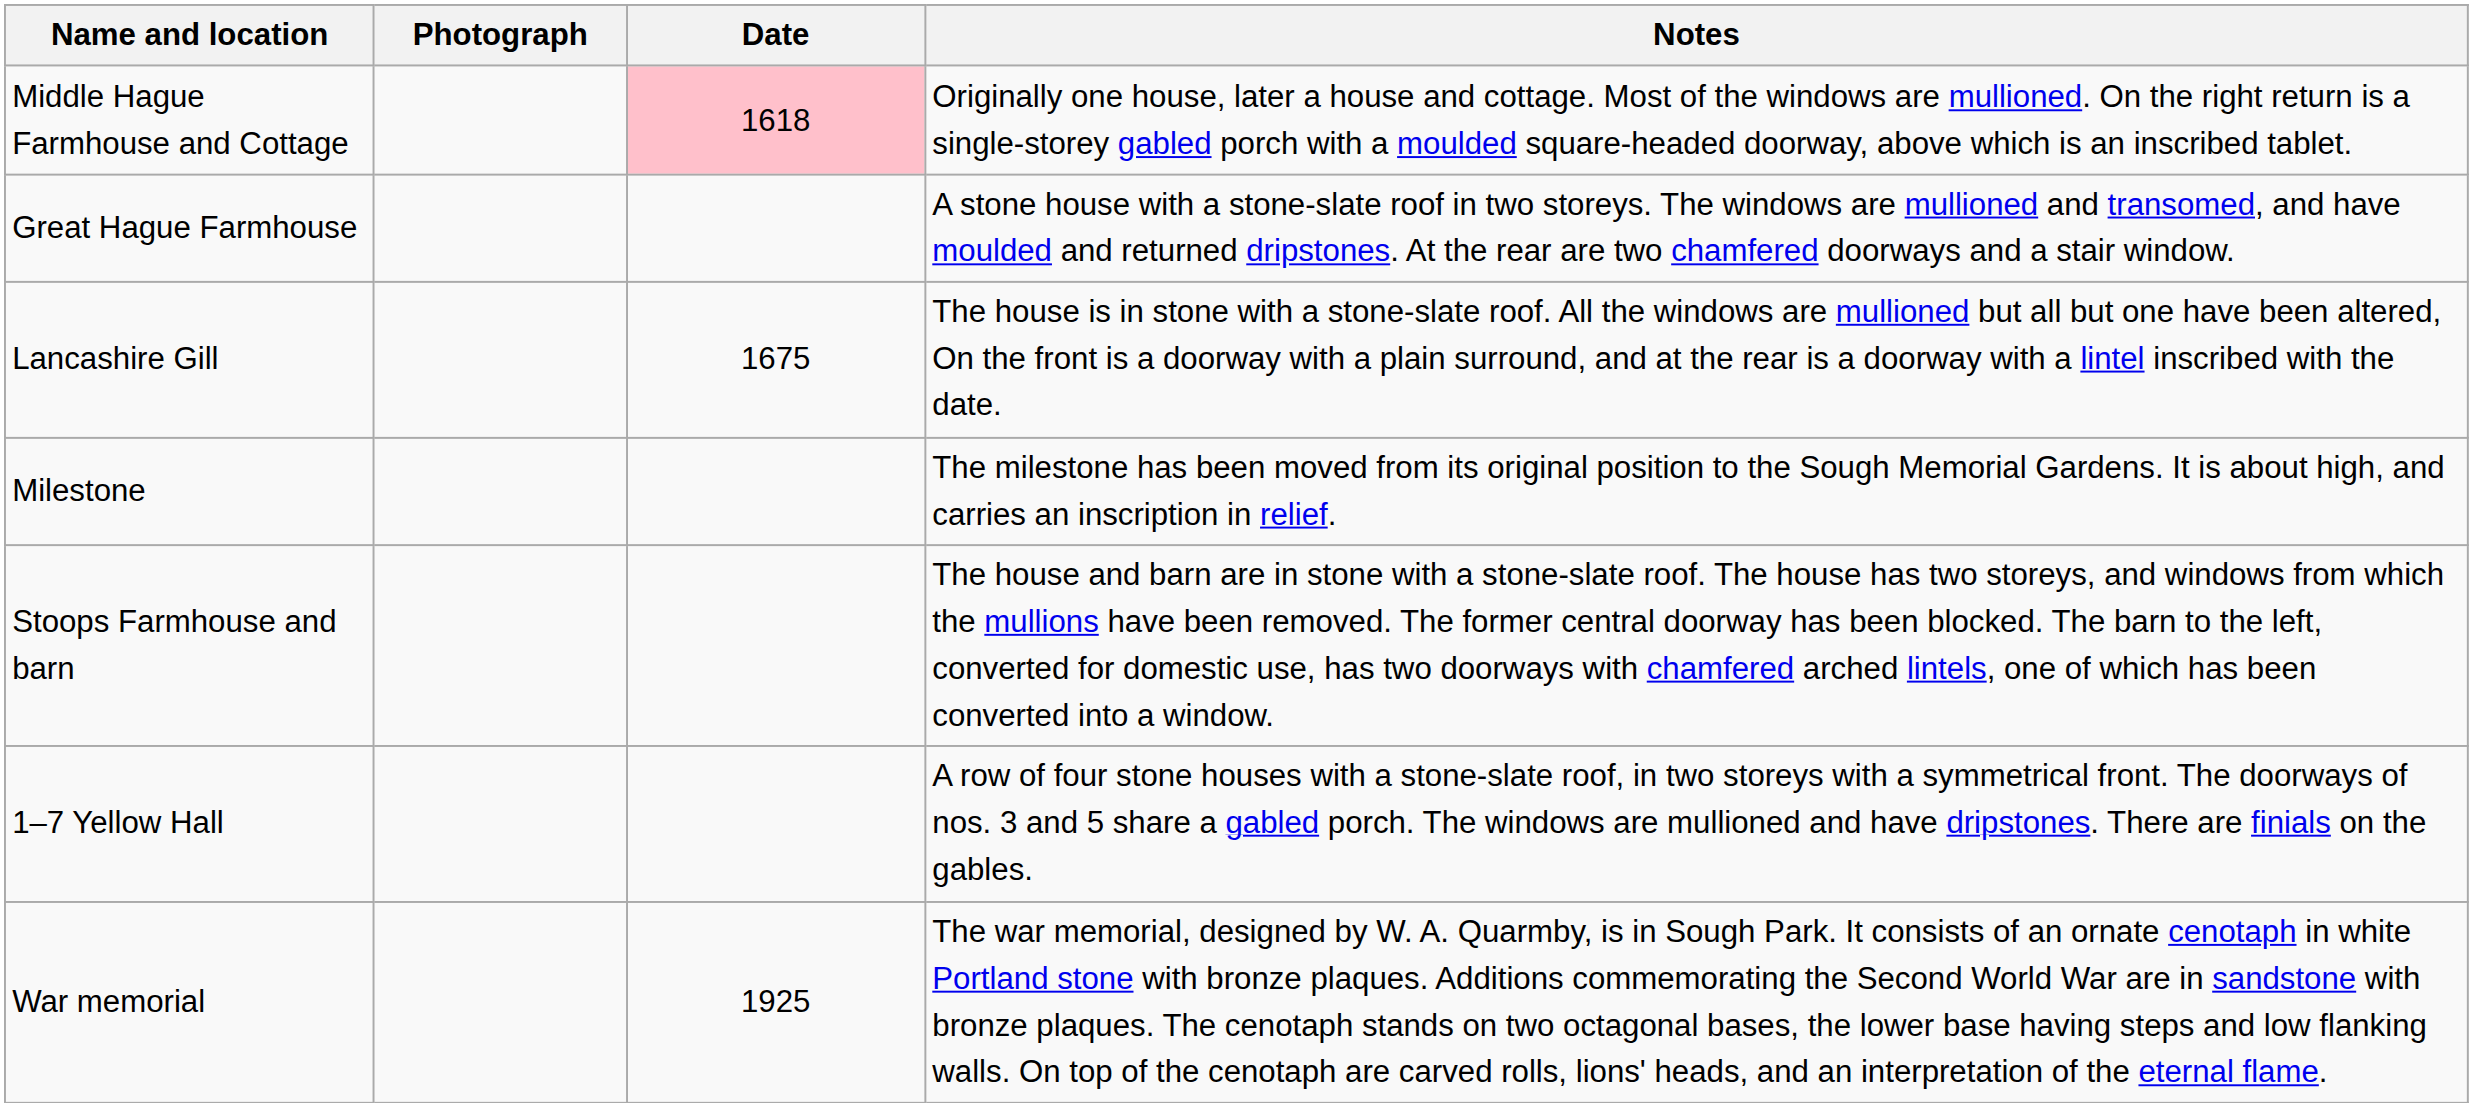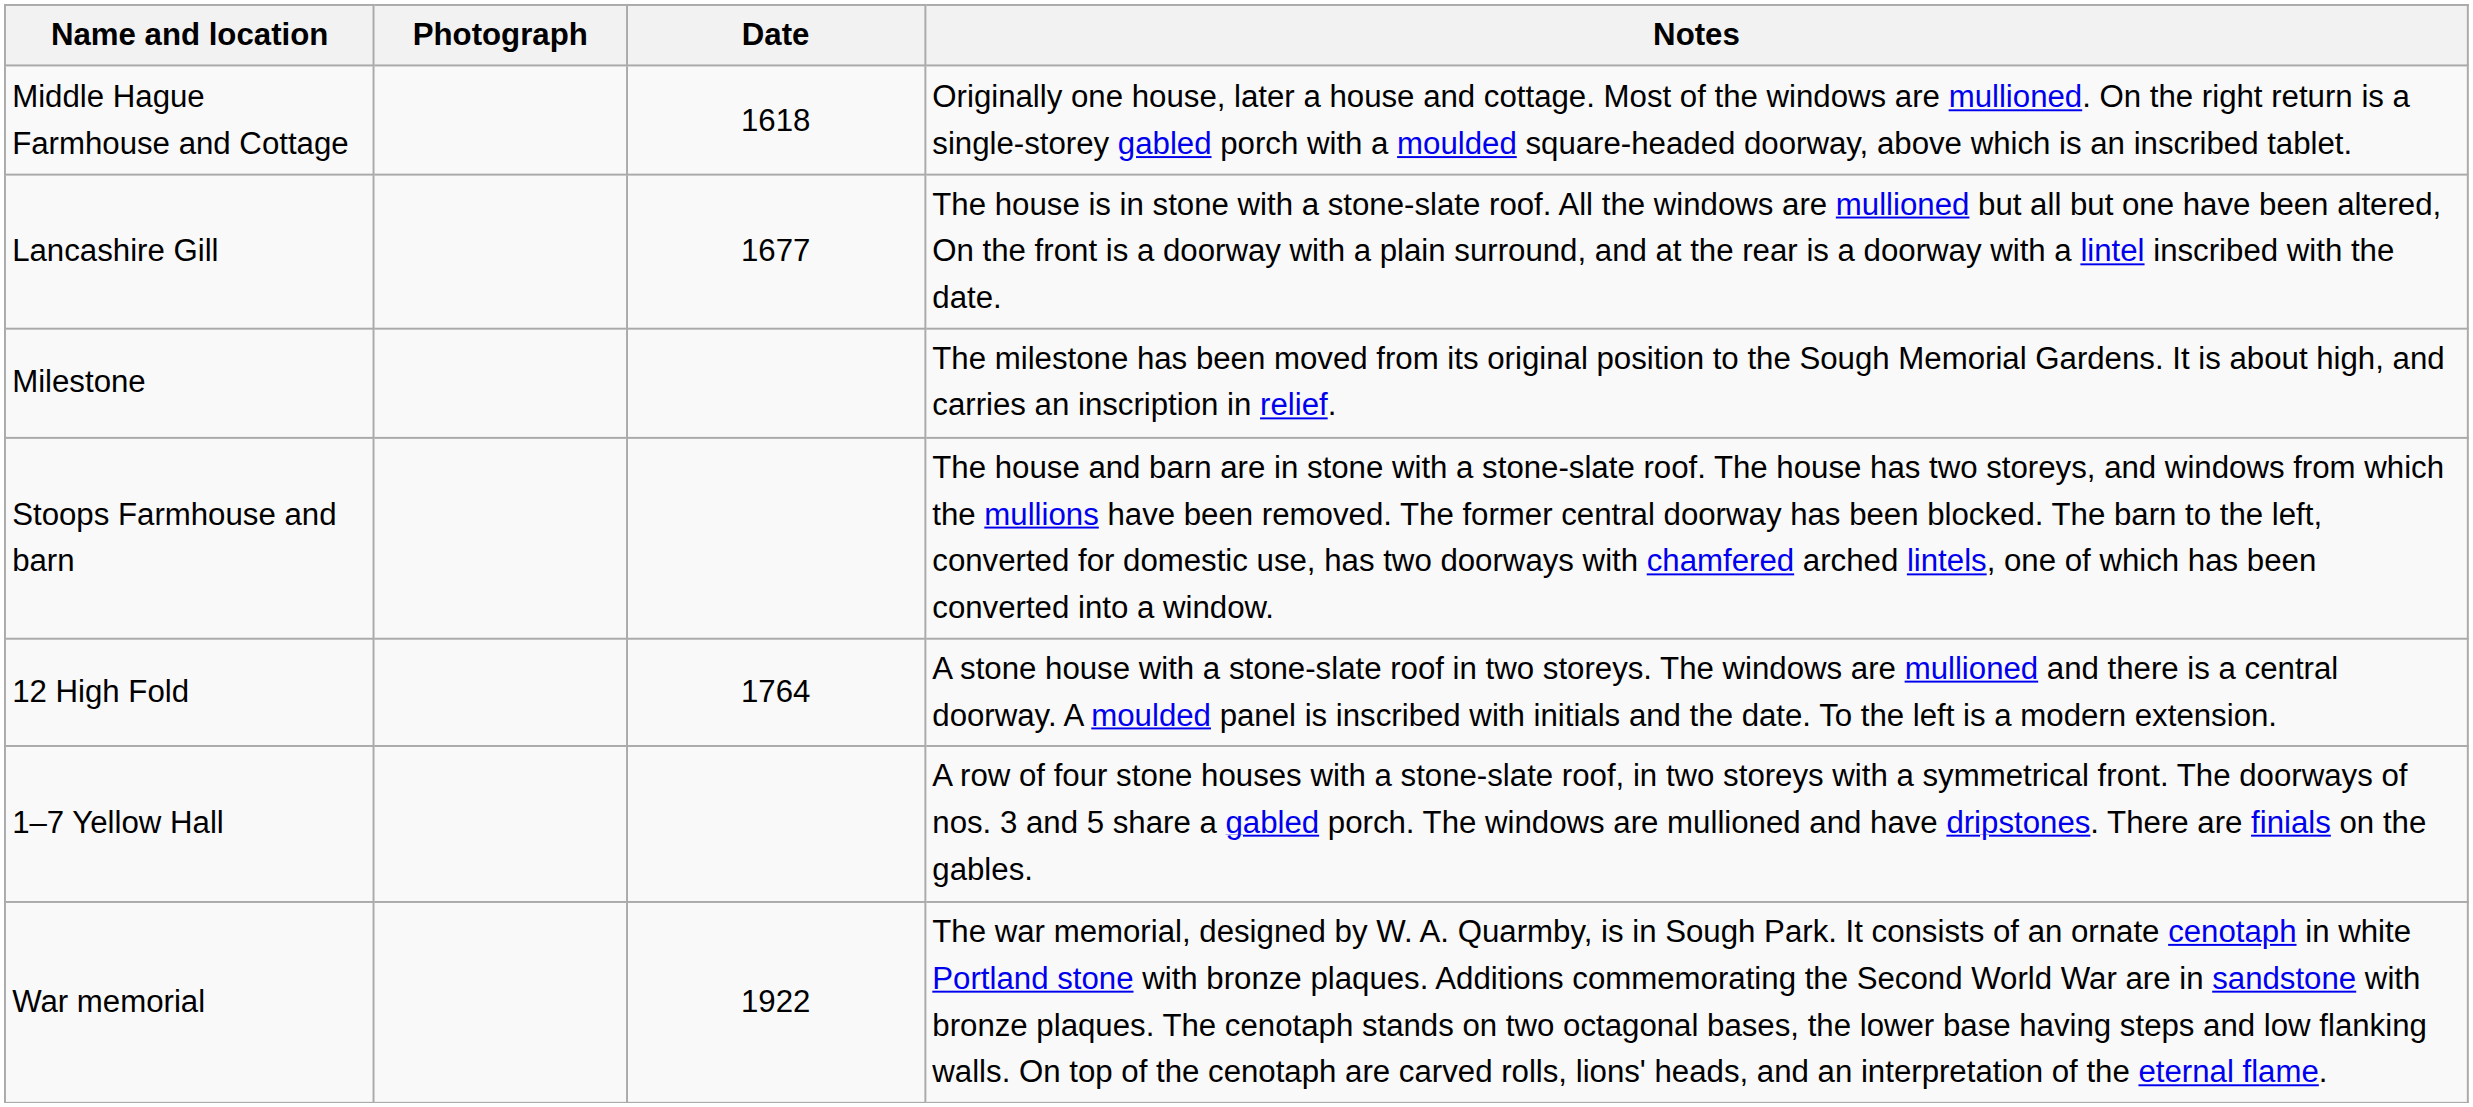(776, 119) pink background -> (776, 119) no background
- row: (185, 227)
(776, 359) 1675 -> (776, 251) 1677
+ row: (101, 691)
(776, 1001) 1925 -> (776, 1001) 1922
